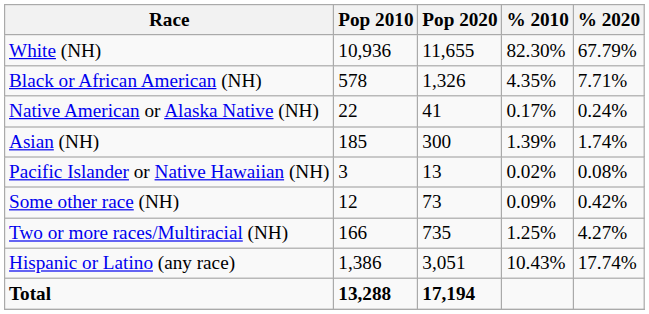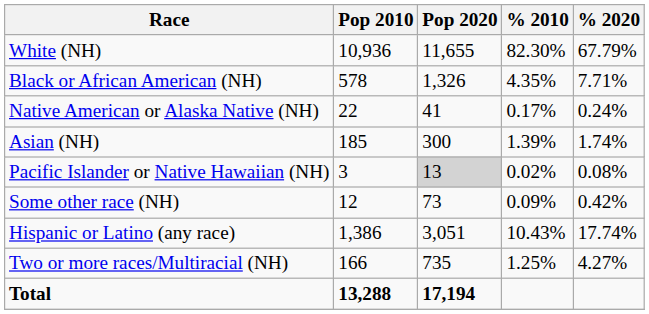(432, 171) no background -> (432, 171) lightgrey background
rows swapped: (149, 232) <-> (122, 263)
